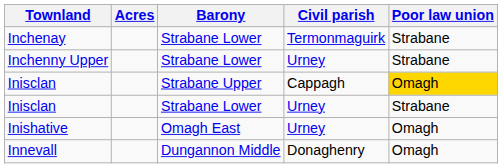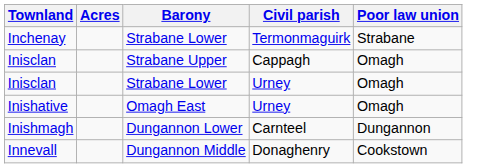- row: (58, 60)
(415, 83) gold background -> (380, 60) no background
(421, 106) Strabane -> (380, 83) Omagh
+ row: (41, 128)
(415, 151) Omagh -> (392, 151) Cookstown
